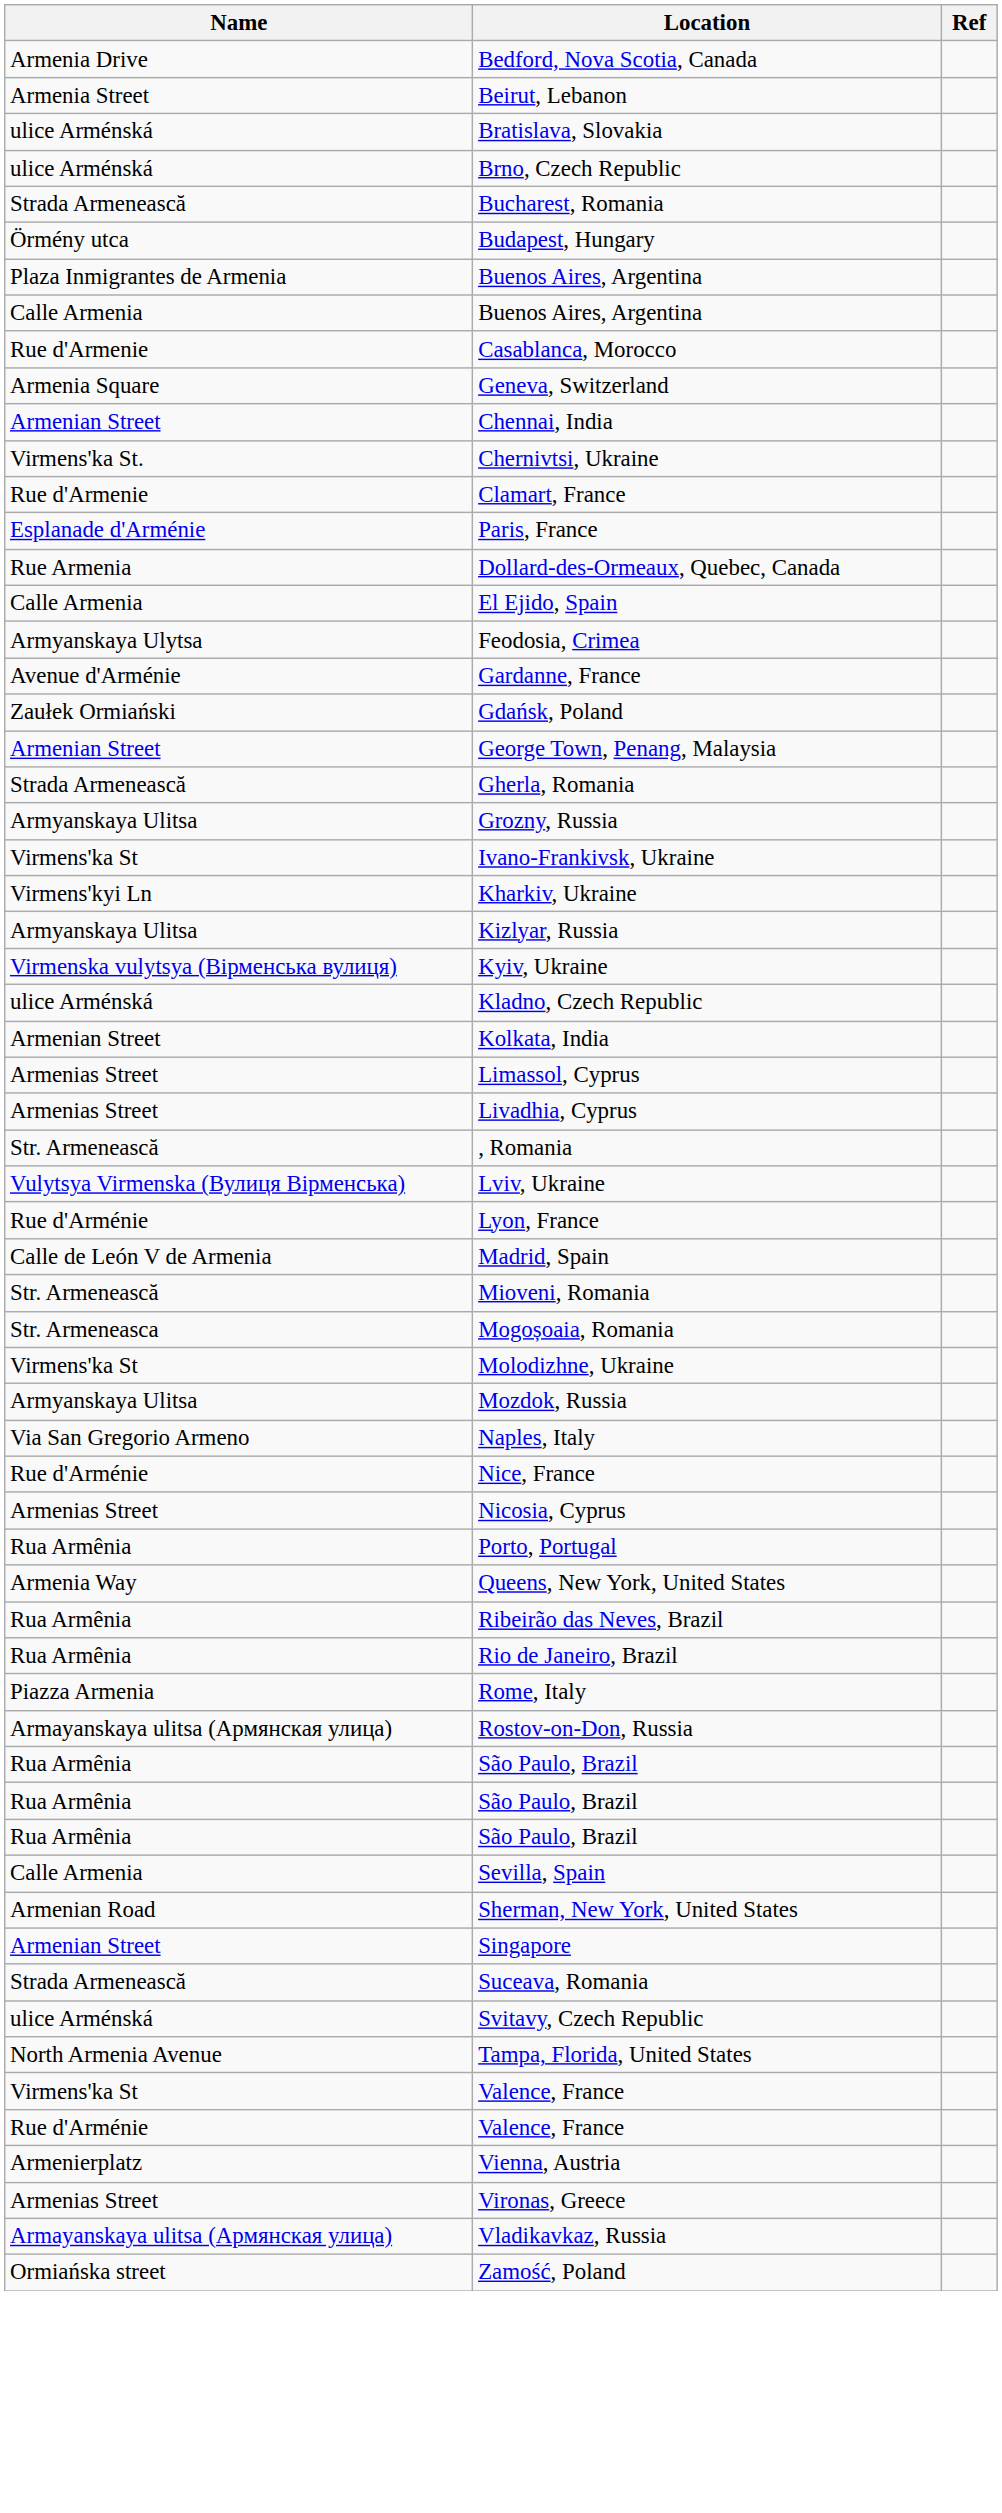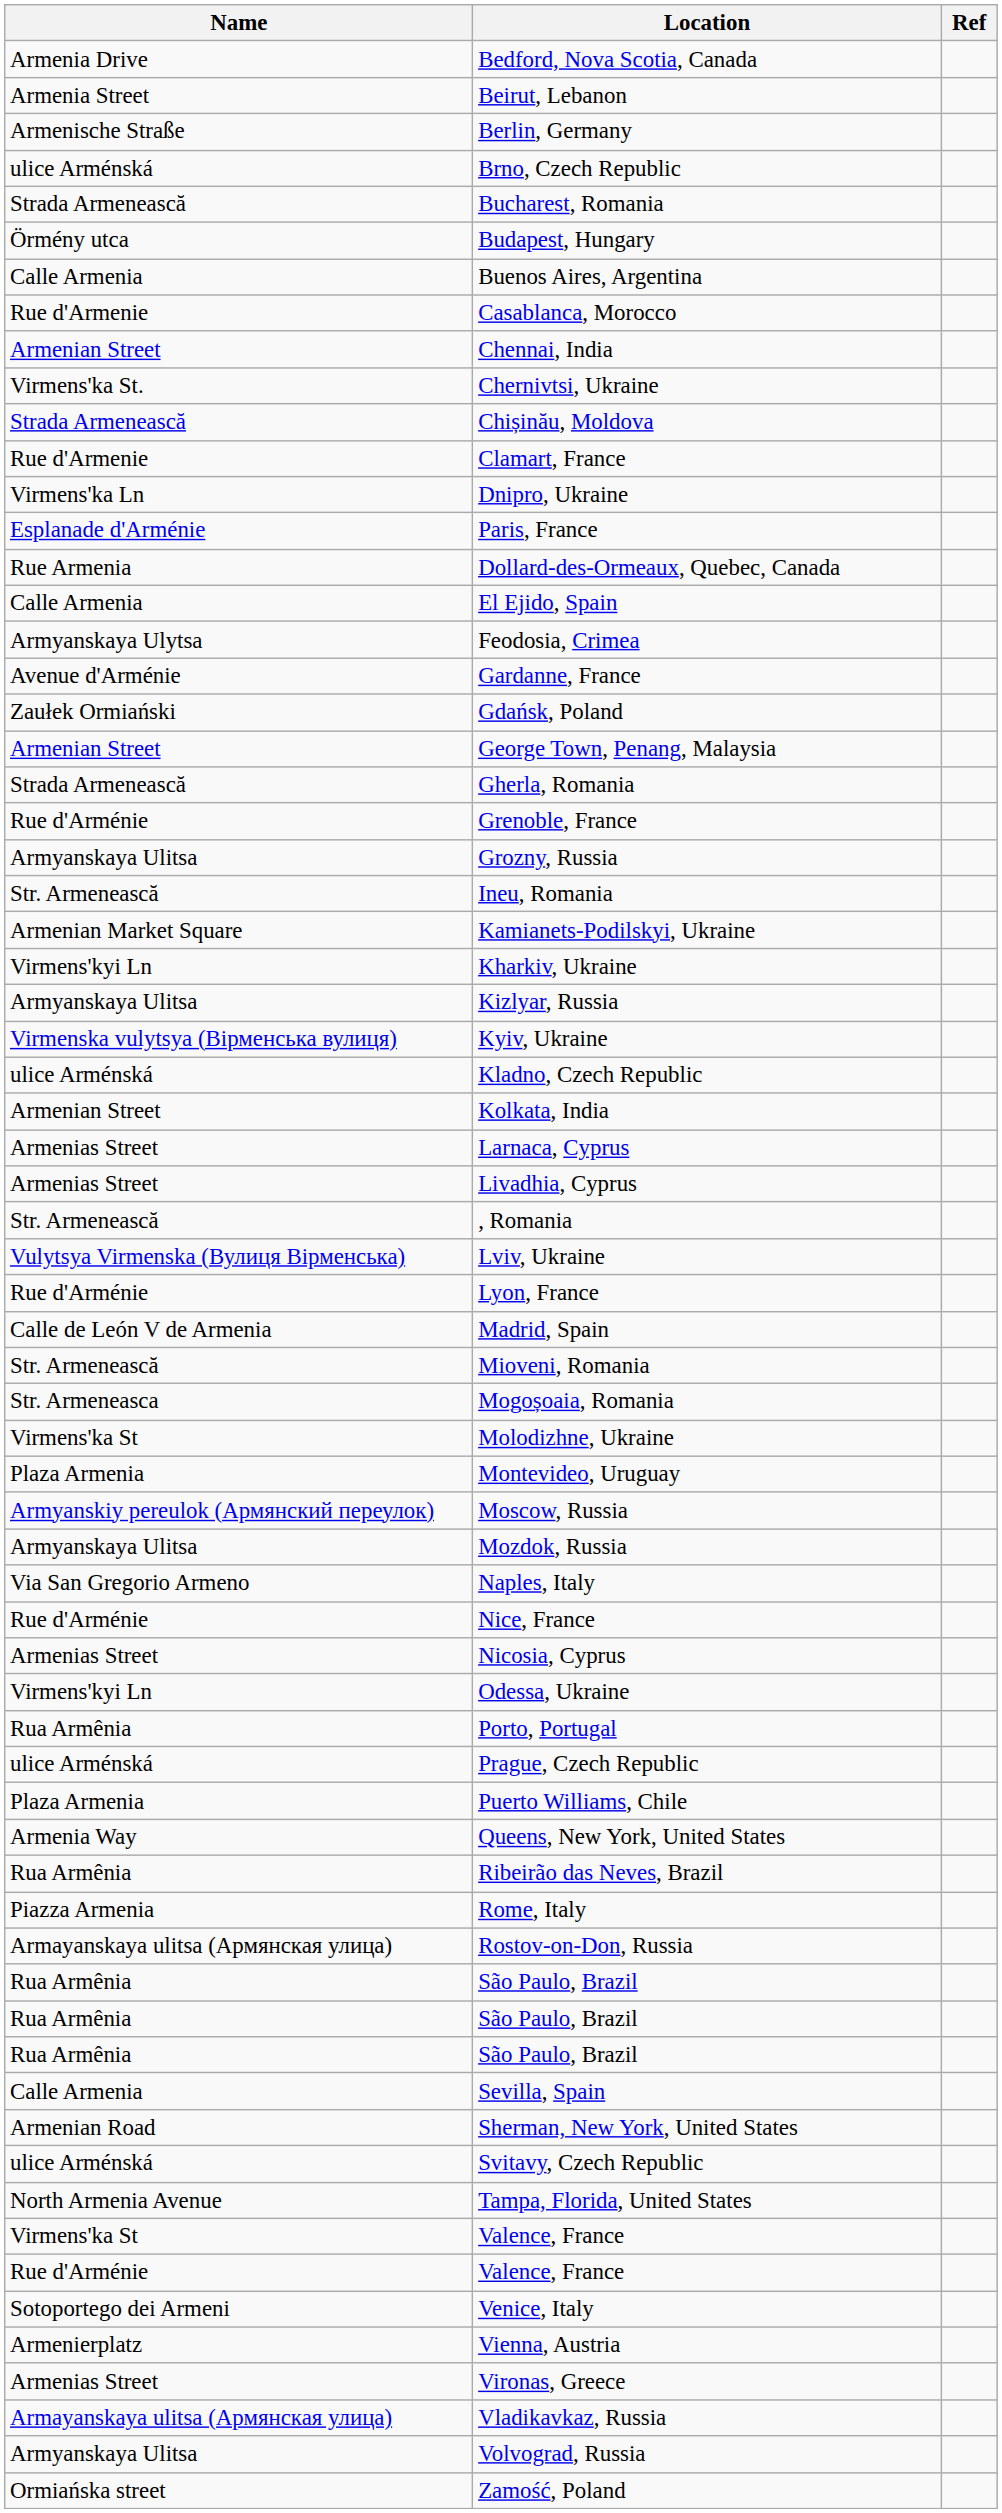+ row: (97, 131)
- row: (81, 131)
- row: (148, 276)
- row: (85, 385)
+ row: (98, 421)
+ row: (77, 494)
+ row: (79, 820)
+ row: (84, 893)
- row: (74, 857)
+ row: (126, 929)
+ row: (84, 1147)
- row: (84, 1074)
+ row: (77, 1474)
+ row: (222, 1510)
+ row: (81, 1691)
+ row: (81, 1764)
+ row: (77, 1800)
- row: (71, 1655)
- row: (85, 1945)
- row: (98, 1982)
+ row: (120, 2308)
+ row: (104, 2453)
